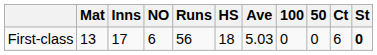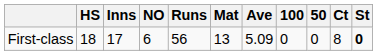columns swapped: (92, 15) <-> (229, 15)
(259, 38) 5.03 -> (259, 38) 5.09
(337, 38) 6 -> (337, 38) 8
